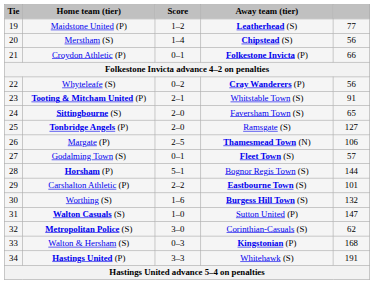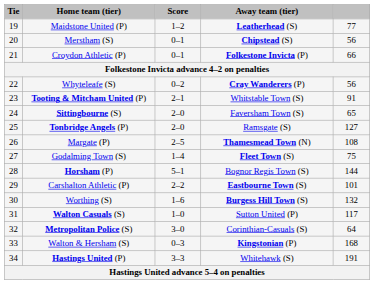(178, 41) 1–4 -> (178, 41) 0–1
(351, 142) 106 -> (351, 142) 108
(178, 157) 0–1 -> (178, 157) 1–4
(351, 157) 57 -> (351, 157) 75
(351, 214) 147 -> (351, 214) 117
(351, 229) 62 -> (351, 229) 64
